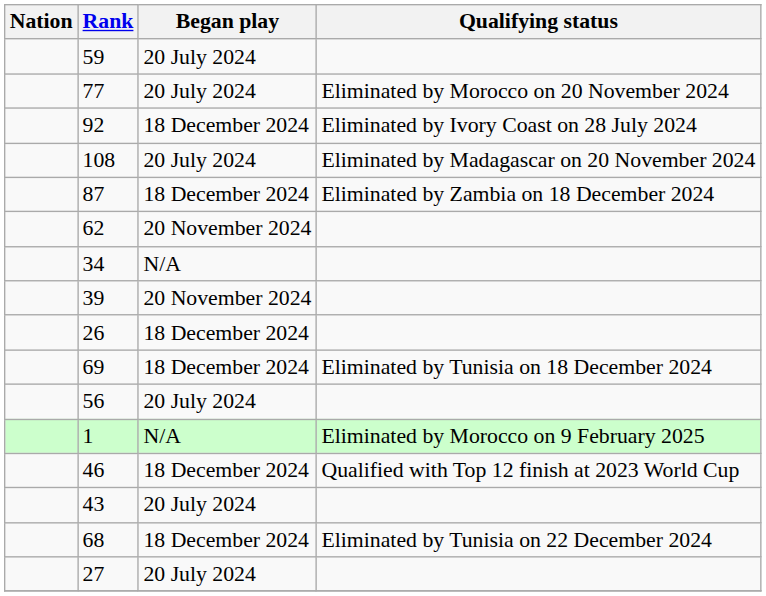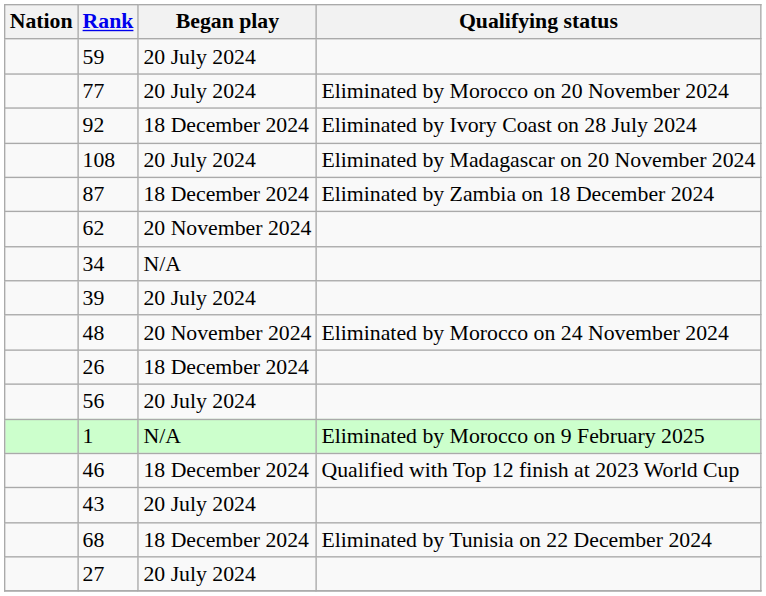(227, 297) 20 November 2024 -> (200, 297) 20 July 2024
+ row: (93, 332)
- row: (93, 366)
